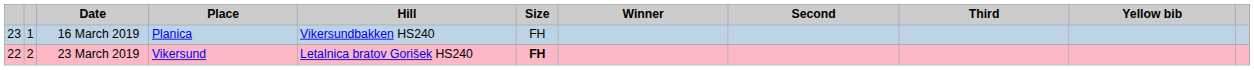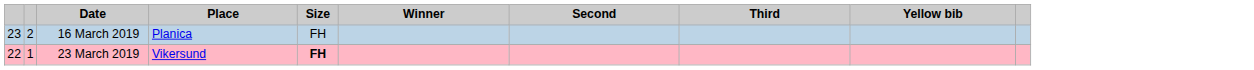- column: (407, 14)
(30, 34) 1 -> (30, 34) 2
(30, 54) 2 -> (30, 54) 1
